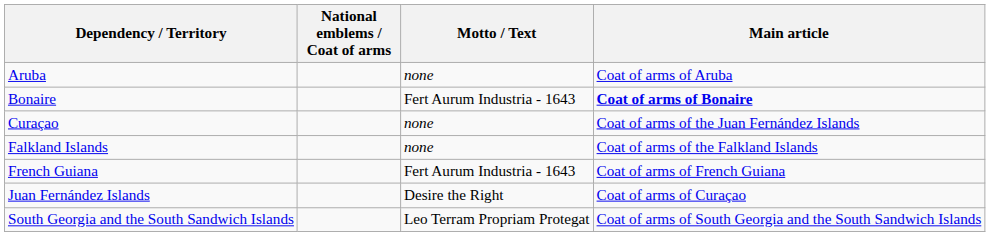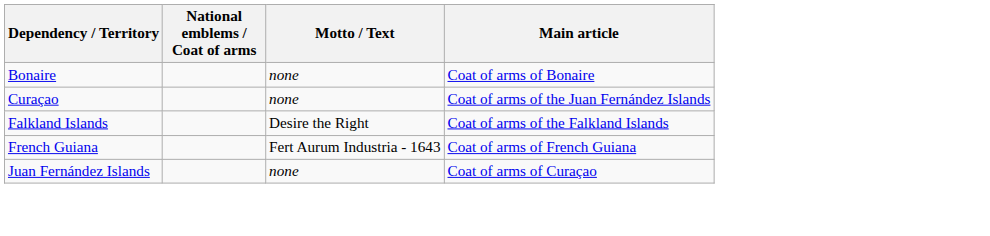- row: (27, 74)
(490, 98) Fert Aurum Industria - 1643 -> (284, 74) none
(675, 98) bold -> (521, 74) normal
(419, 147) none -> (319, 123) Desire the Right
(454, 195) Desire the Right -> (284, 171) none
- row: (151, 219)
